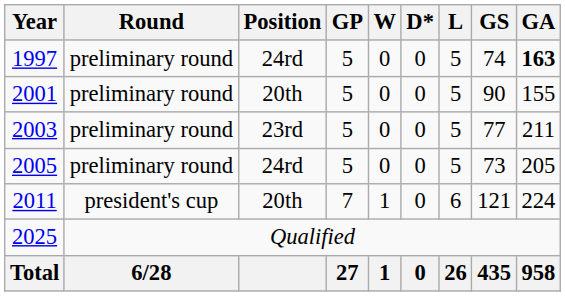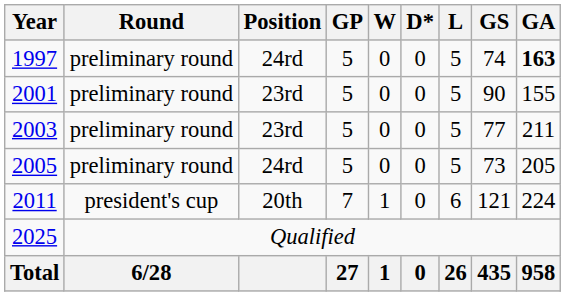(282, 93) 20th -> (282, 93) 23rd
